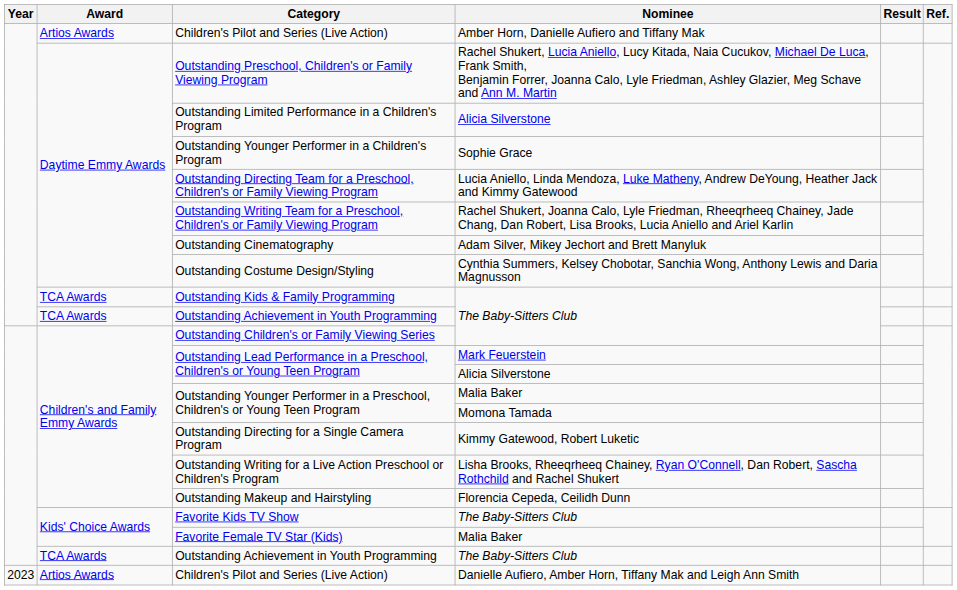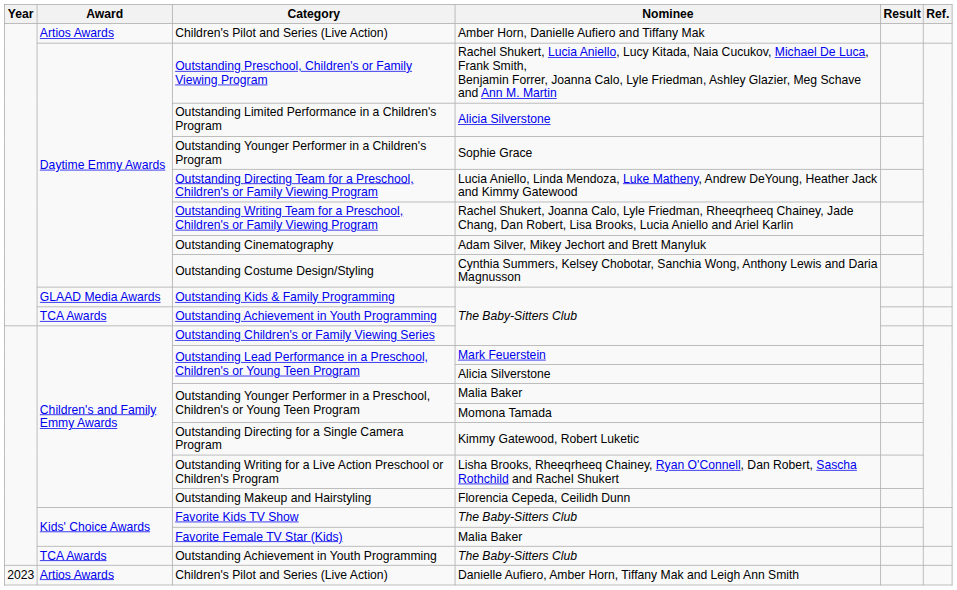(73, 297) TCA Awards -> (100, 297) GLAAD Media Awards
